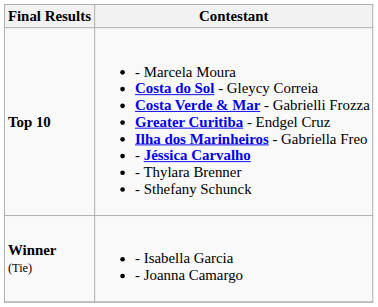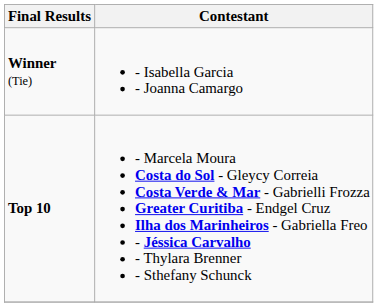rows swapped: (32, 258) <-> (29, 121)
